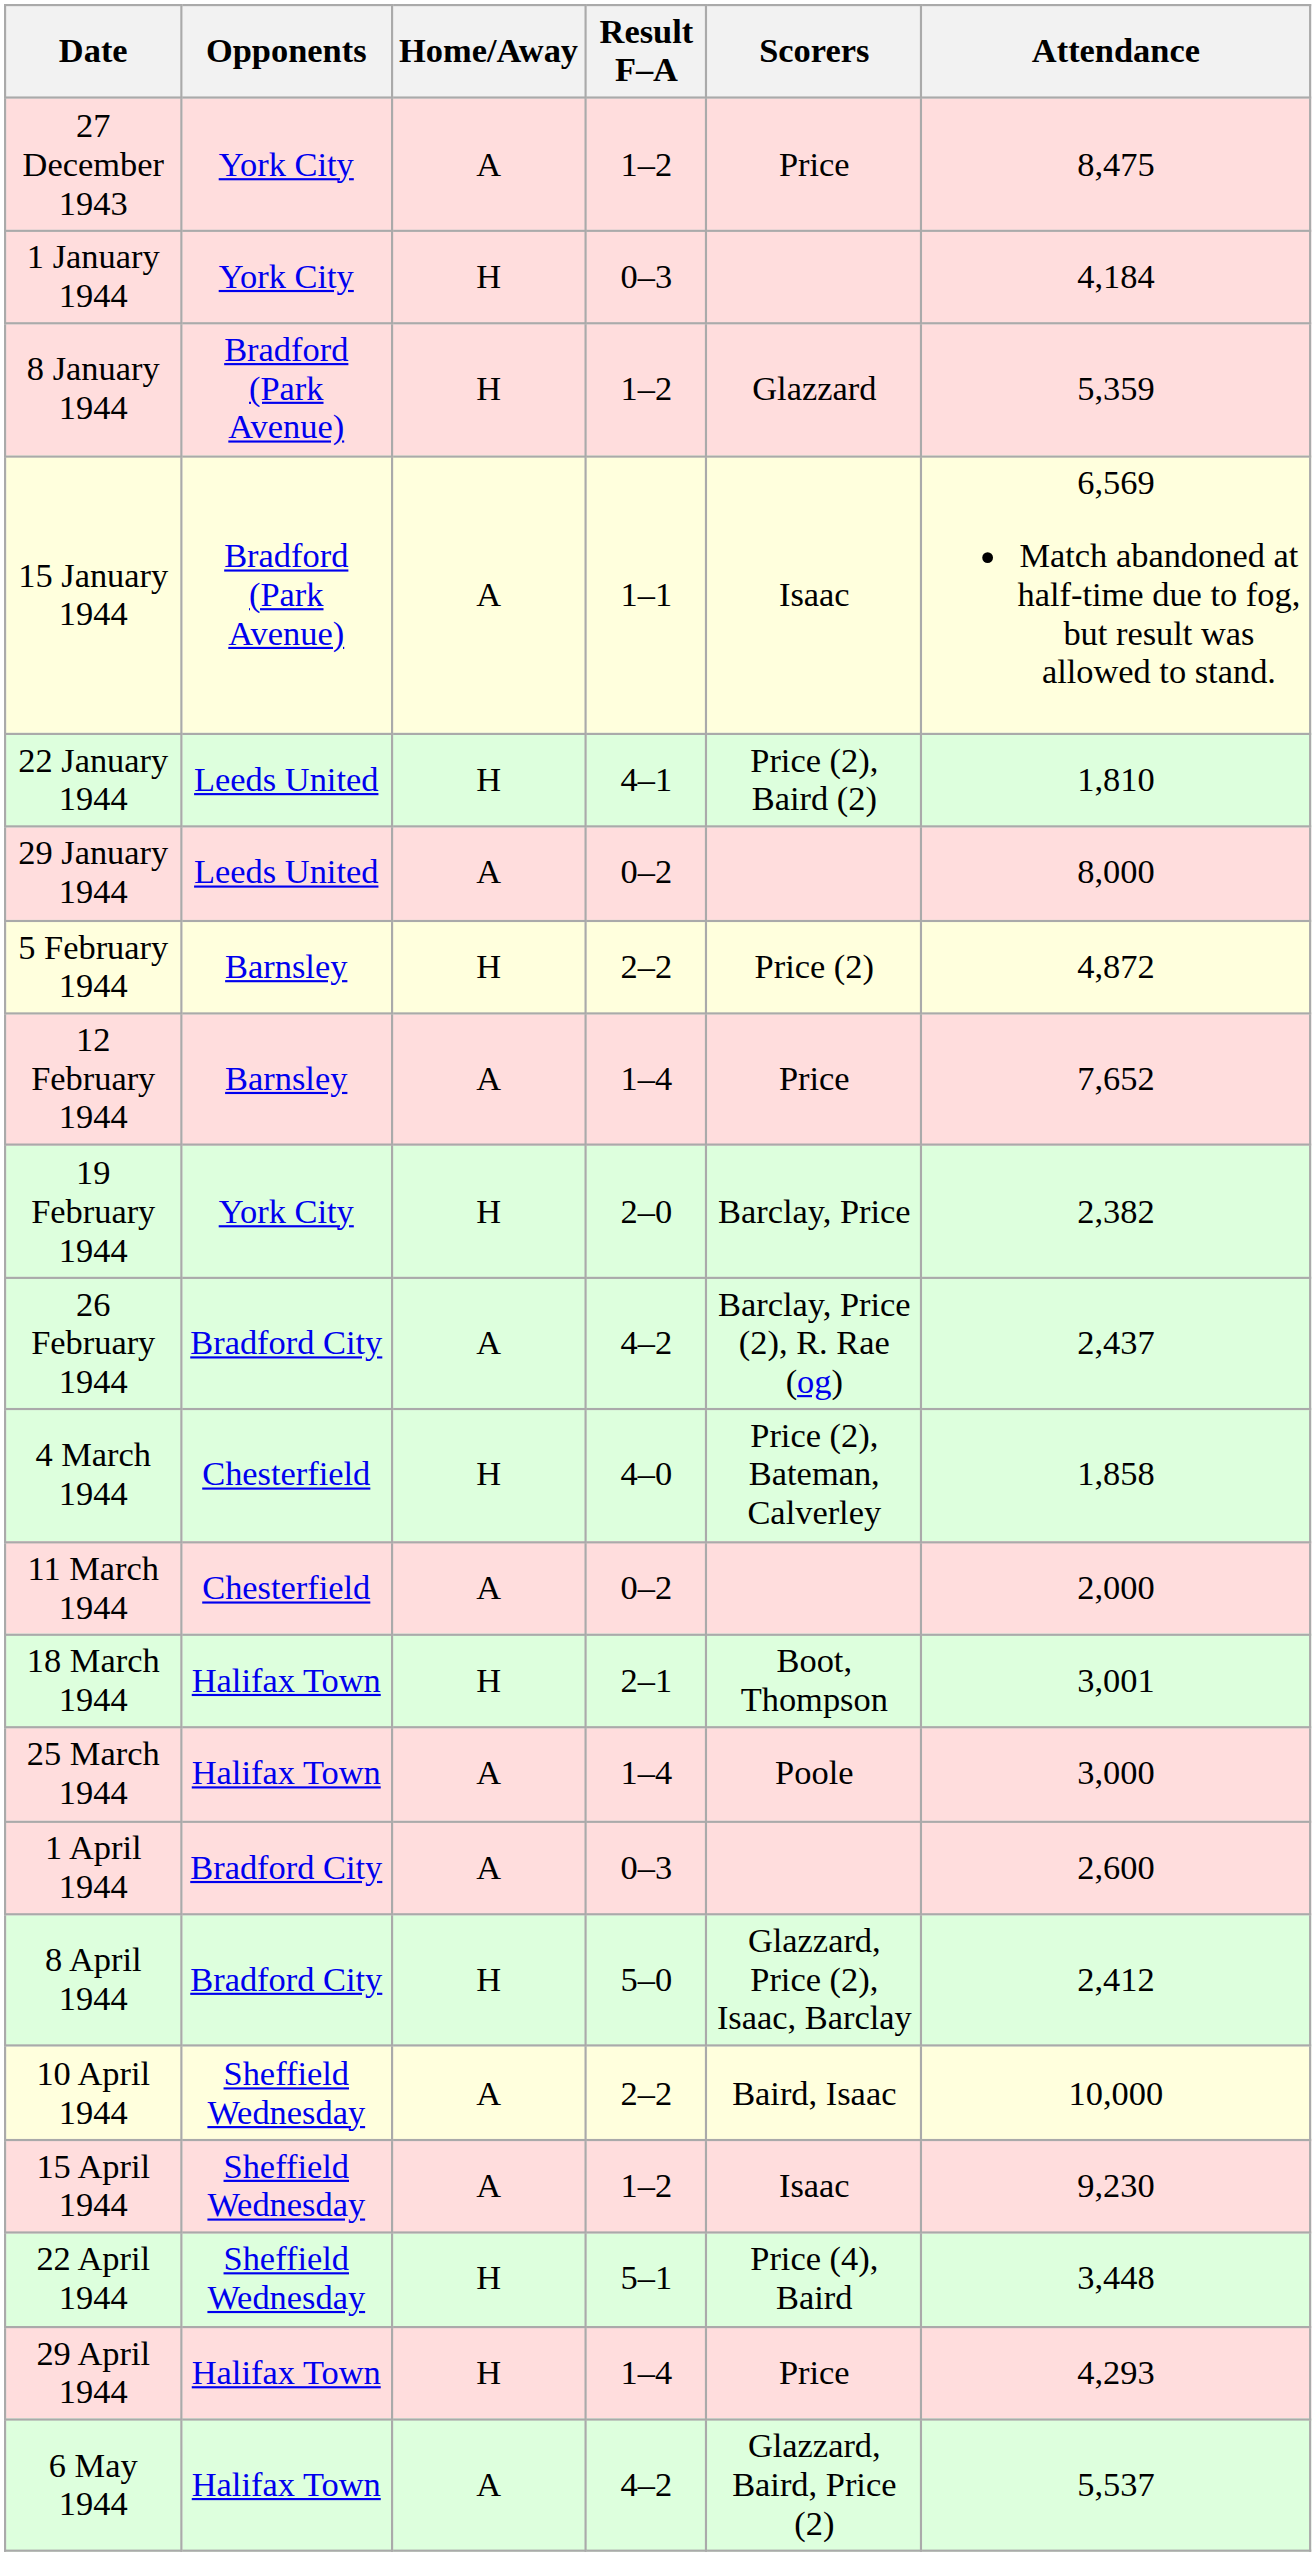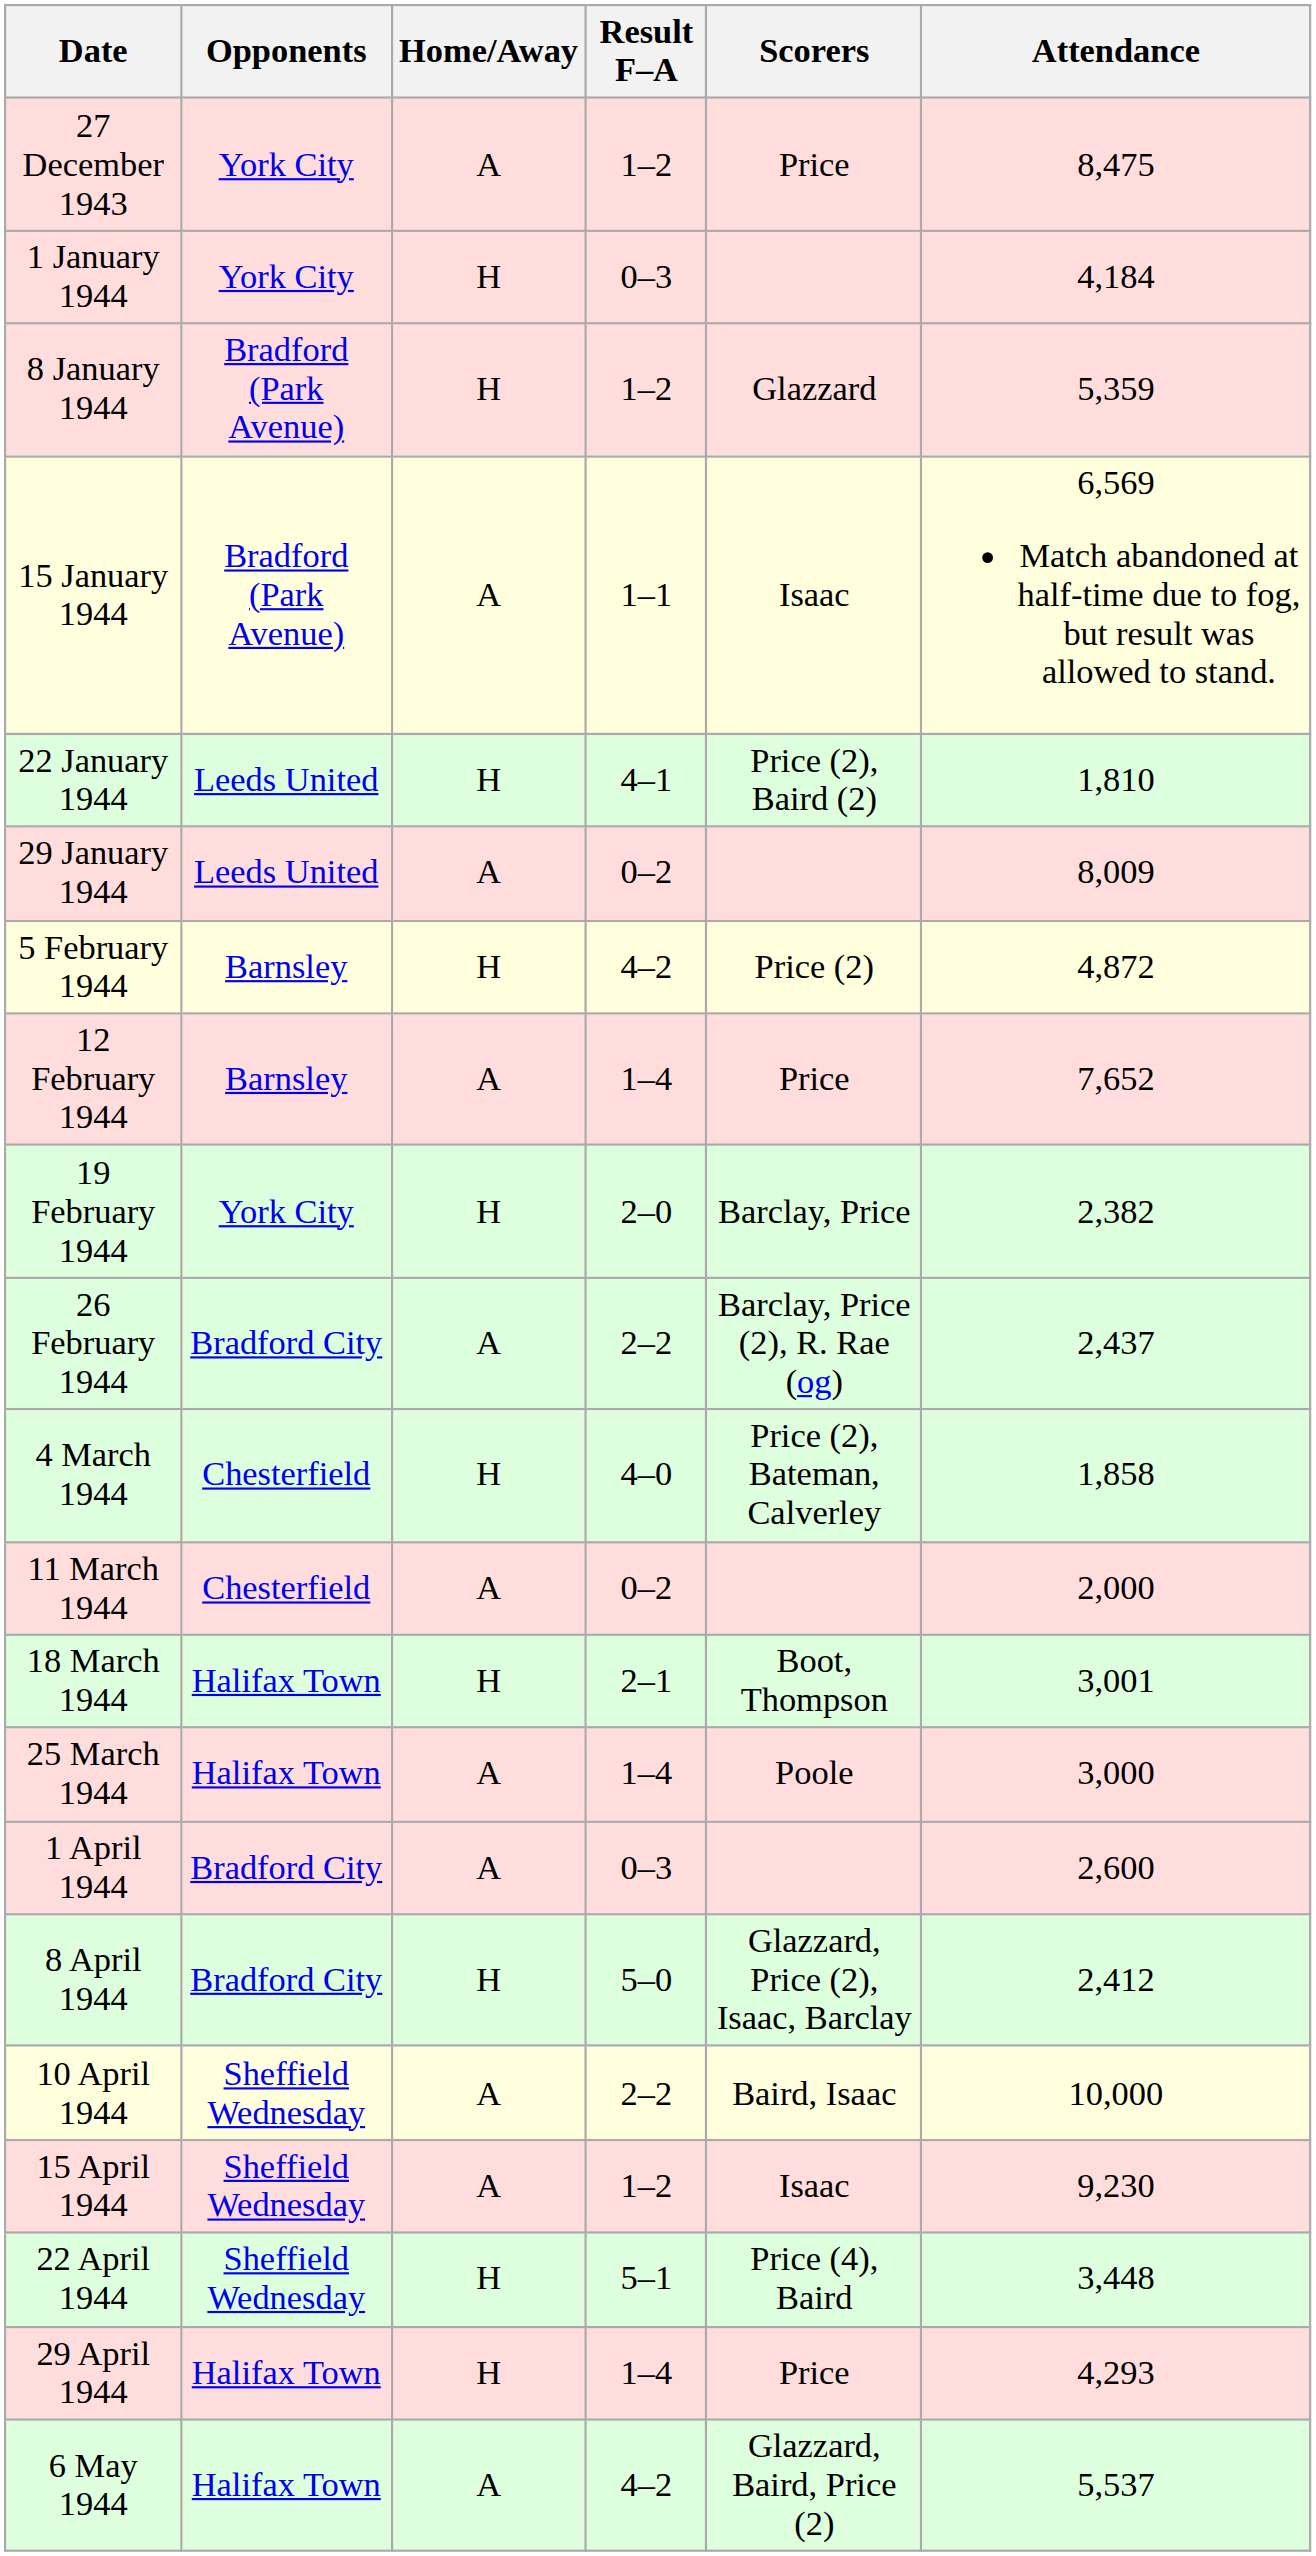(1116, 872) 8,000 -> (1116, 872) 8,009
(646, 966) 2–2 -> (646, 966) 4–2
(646, 1342) 4–2 -> (646, 1342) 2–2
